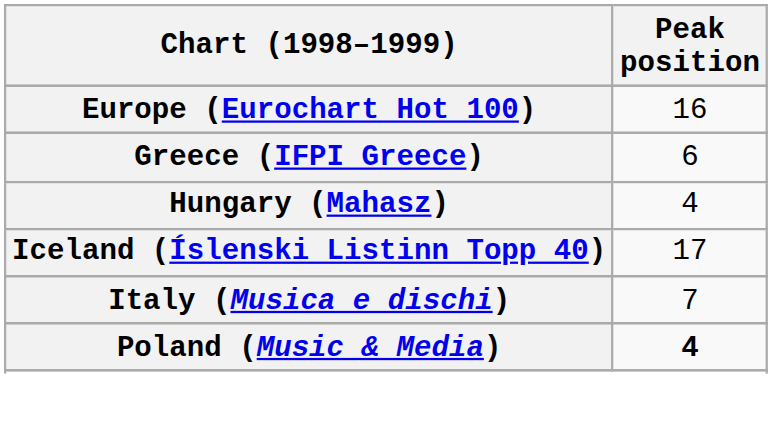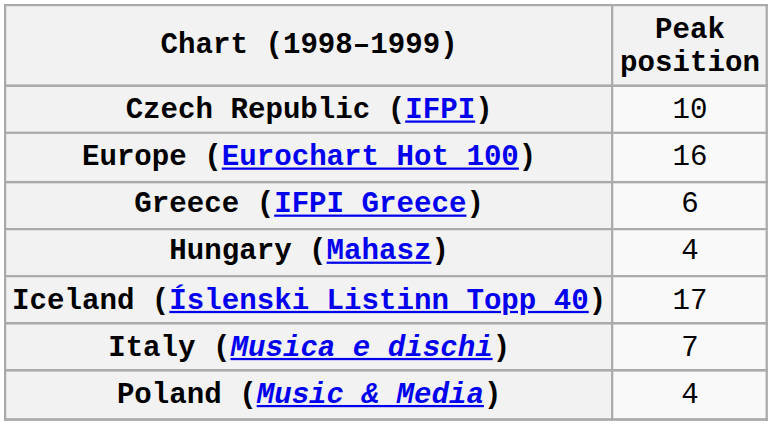+ row: (309, 110)
(690, 347) bold -> (690, 395) normal
